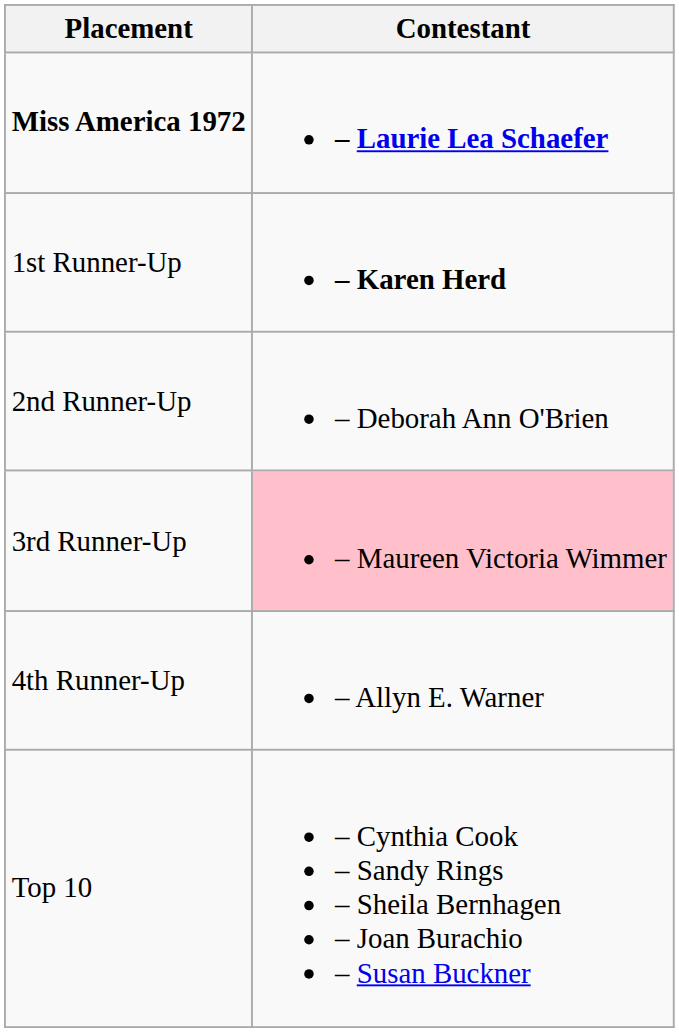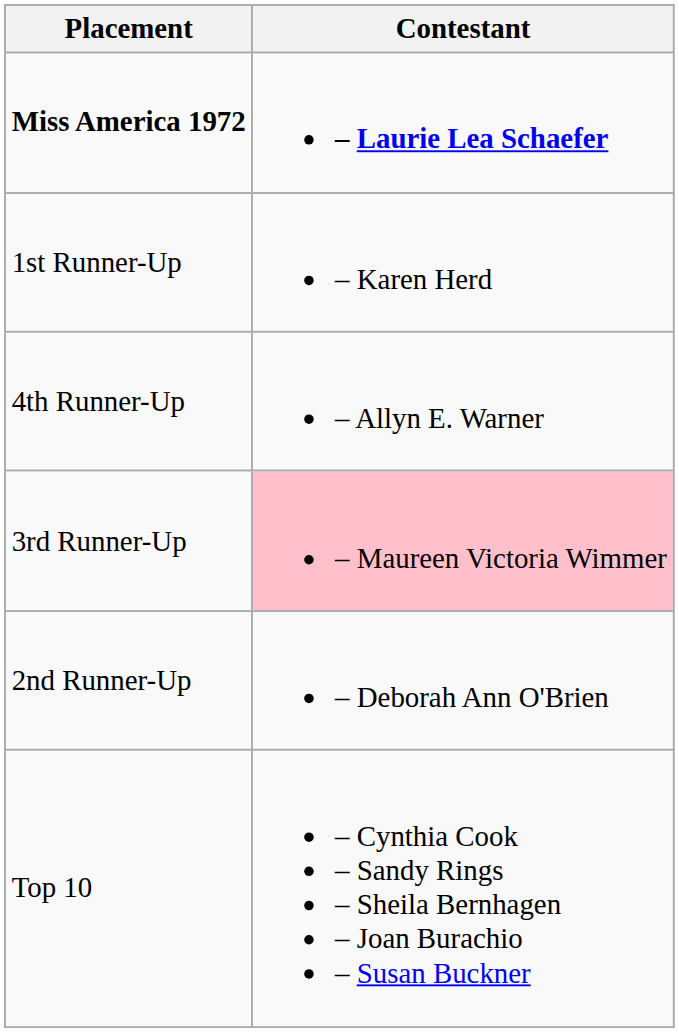(463, 279) bold -> (463, 279) normal
rows swapped: (102, 401) <-> (98, 680)
